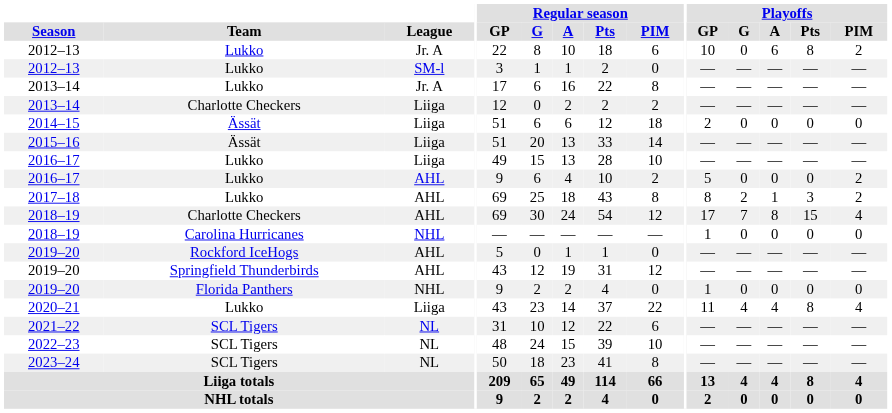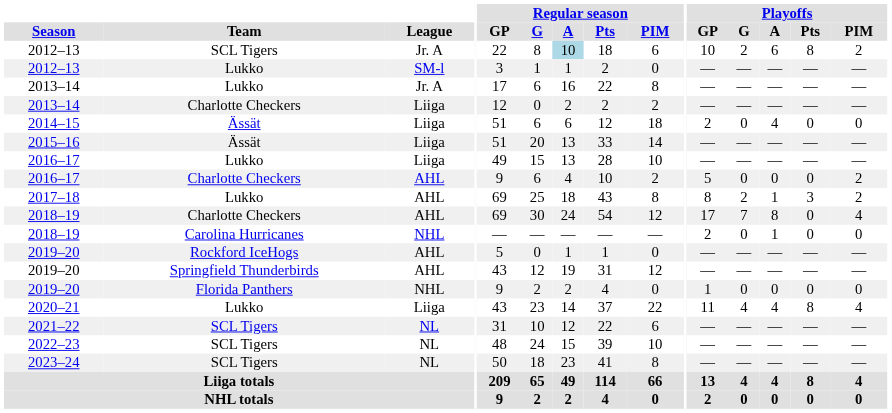(244, 50) Lukko -> (244, 50) SCL Tigers
(568, 50) no background -> (568, 50) lightblue background
(744, 50) 0 -> (744, 50) 2
(775, 123) 0 -> (775, 123) 4
(244, 178) Lukko -> (244, 178) Charlotte Checkers
(810, 215) 15 -> (810, 215) 0
(708, 234) 1 -> (708, 234) 2
(775, 234) 0 -> (775, 234) 1
